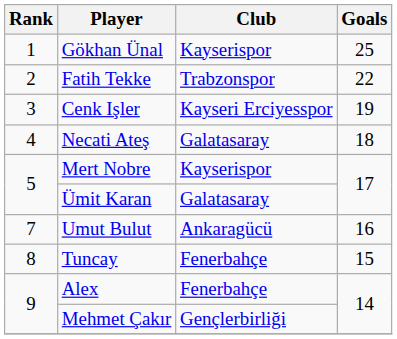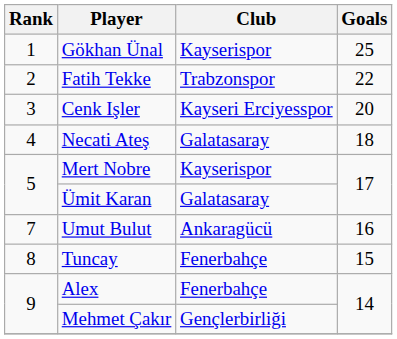(364, 109) 19 -> (364, 109) 20
